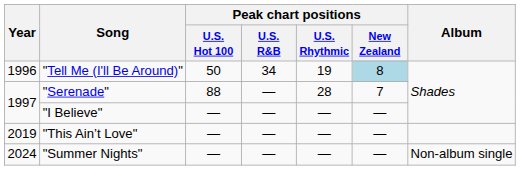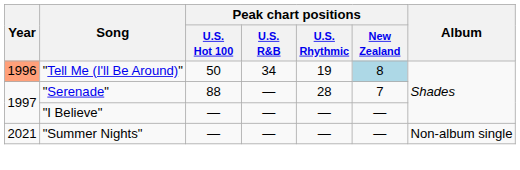(22, 71) no background -> (22, 71) lightsalmon background
- row: (90, 133)
(22, 154) 2024 -> (22, 133) 2021
